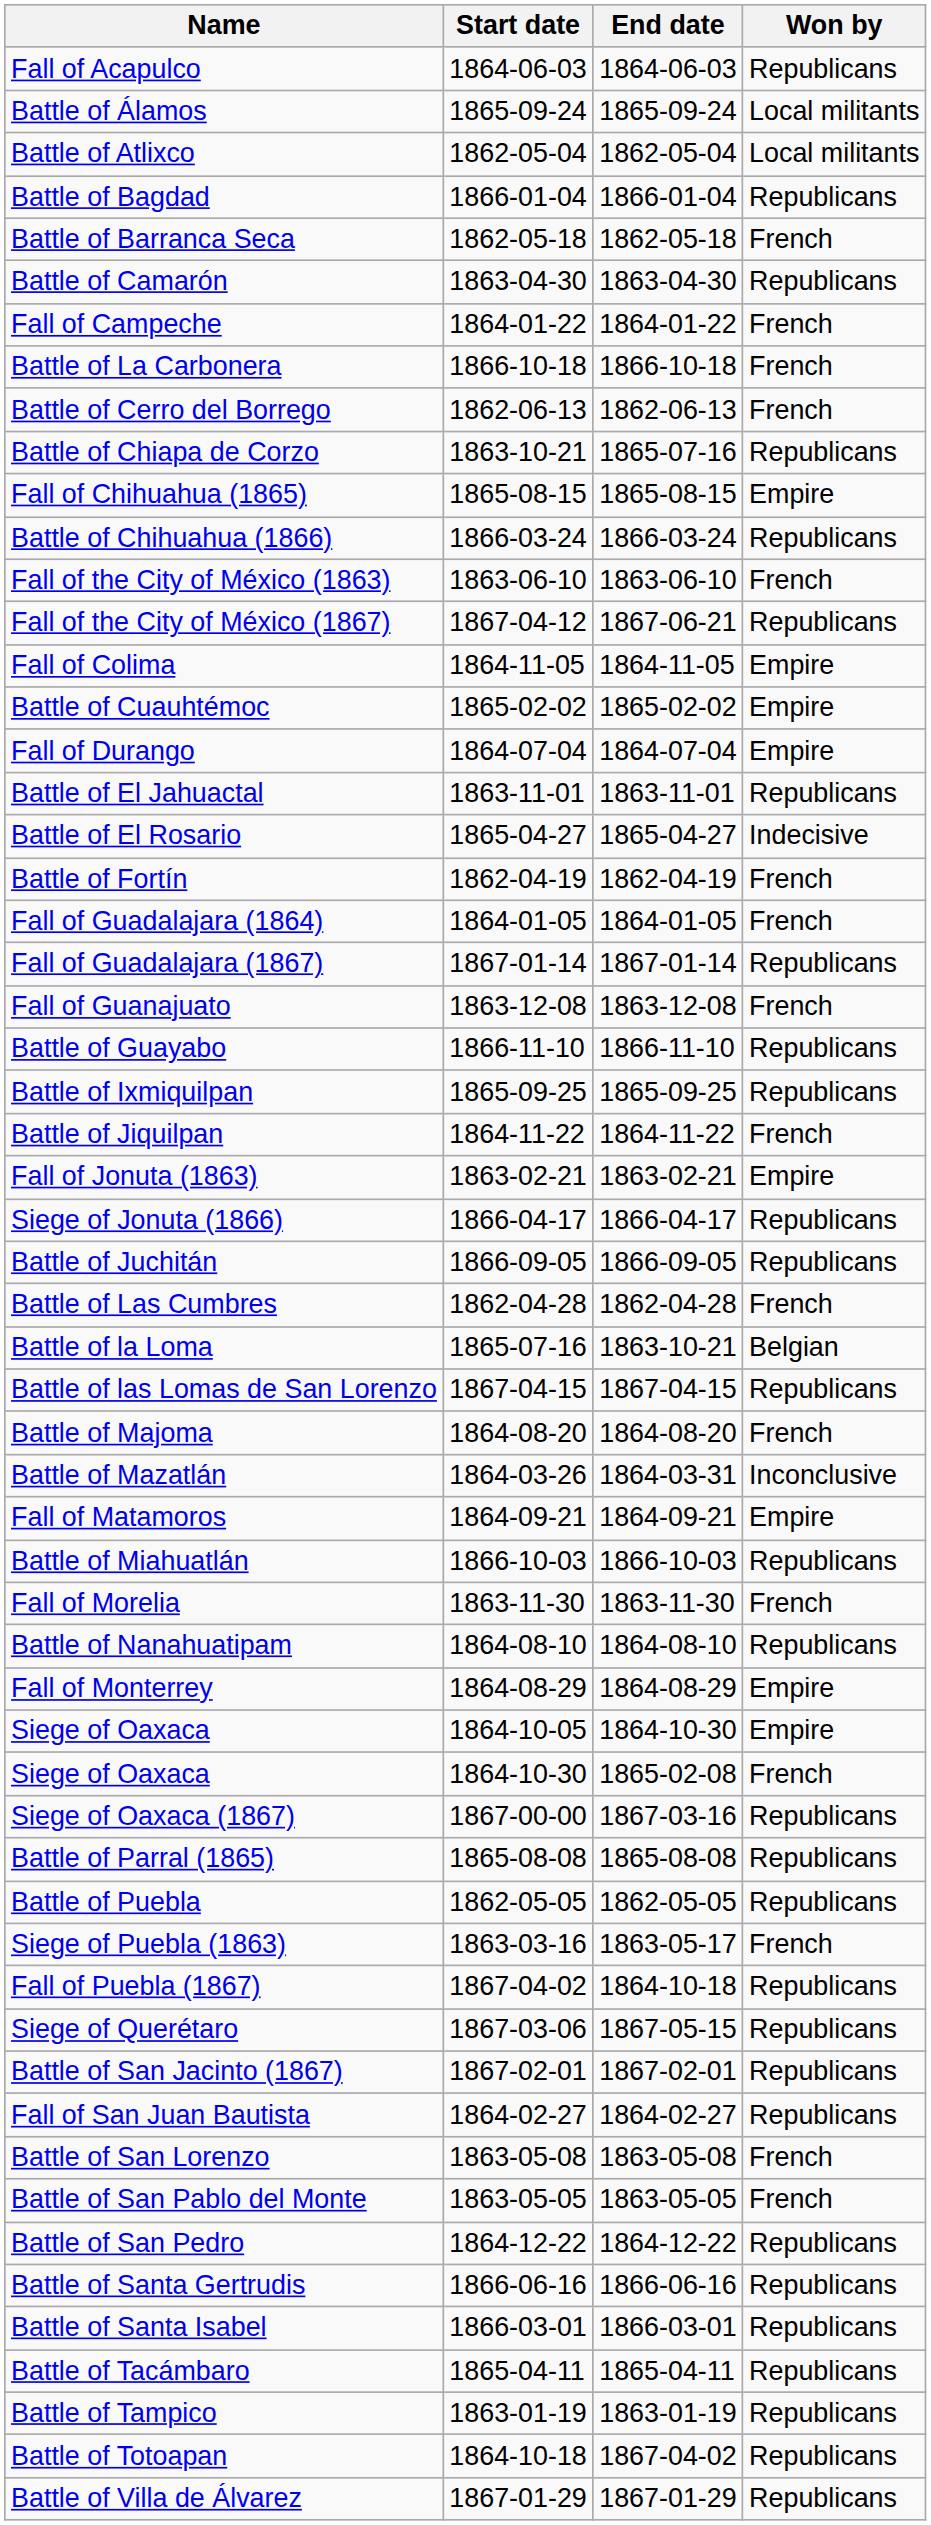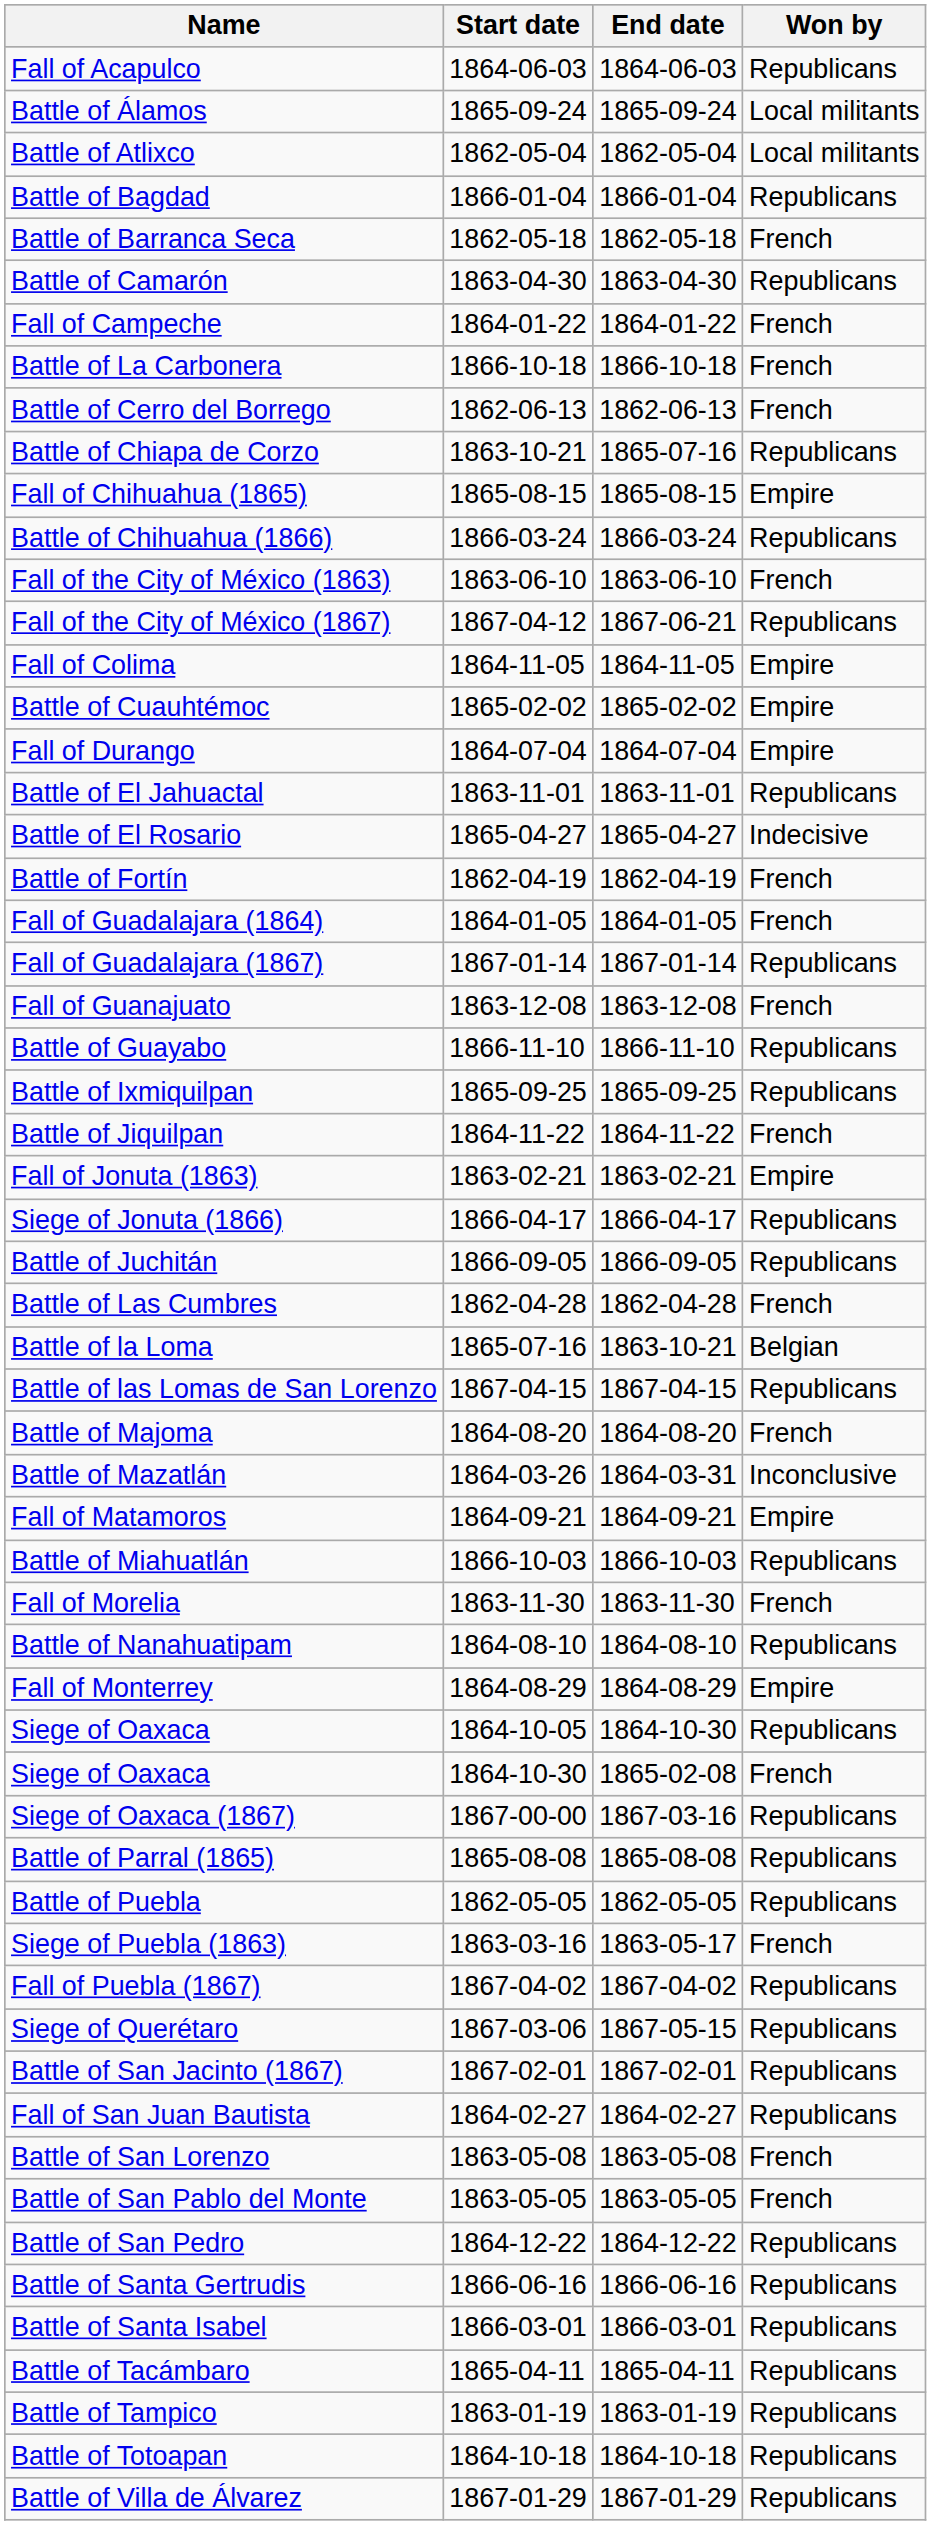(792, 1731) Empire -> (823, 1731) Republicans
(668, 1986) 1864-10-18 -> (668, 1986) 1867-04-02
(668, 2455) 1867-04-02 -> (668, 2455) 1864-10-18
